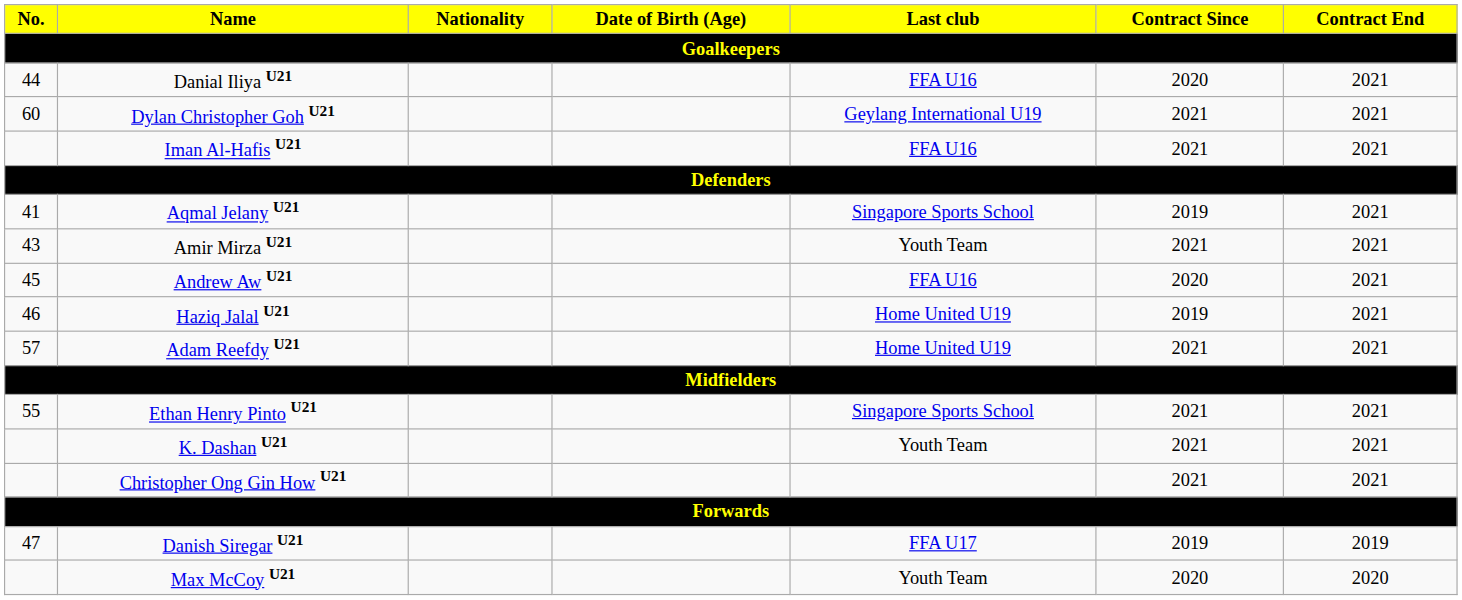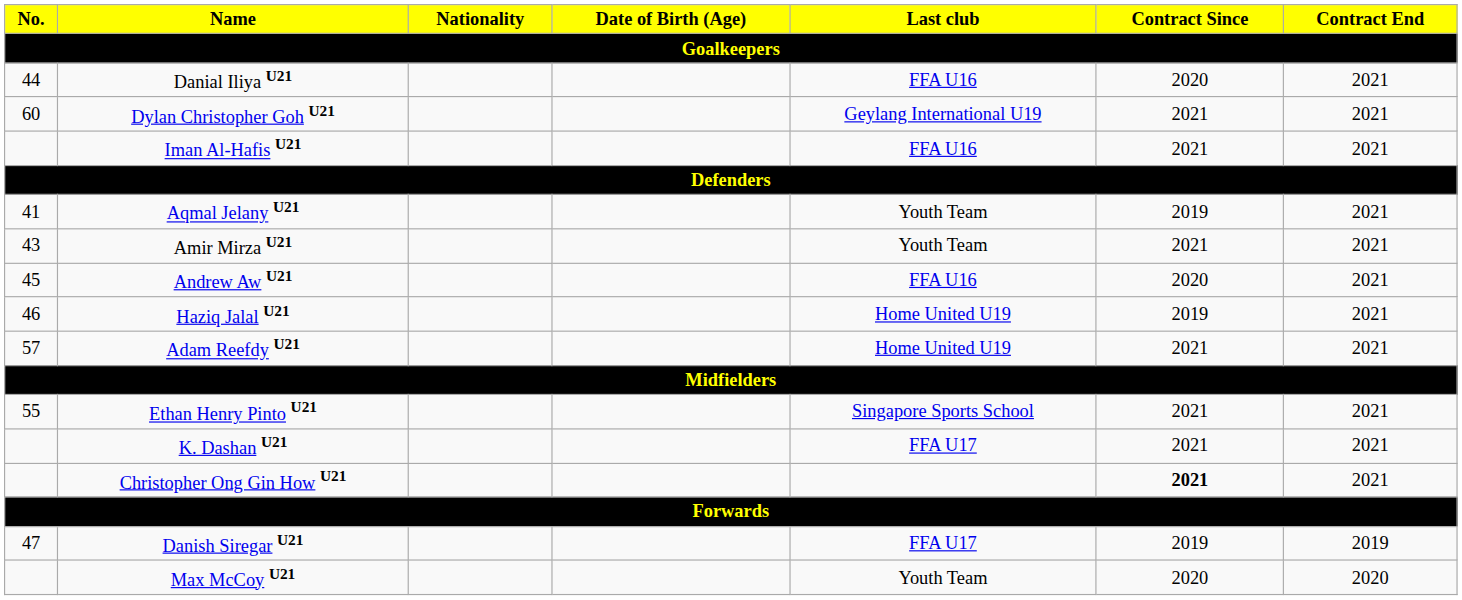(943, 211) Singapore Sports School -> (943, 211) Youth Team
(943, 445) Youth Team -> (943, 445) FFA U17
(1190, 479) normal -> (1190, 479) bold
